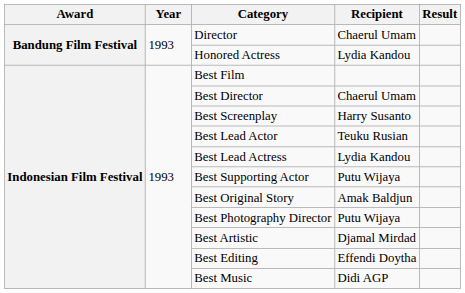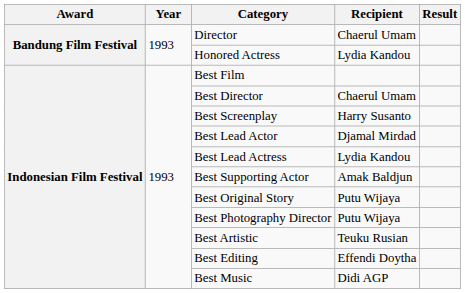(373, 136) Teuku Rusian -> (377, 136) Djamal Mirdad
(369, 177) Putu Wijaya -> (375, 177) Amak Baldjun
(375, 197) Amak Baldjun -> (369, 197) Putu Wijaya
(377, 237) Djamal Mirdad -> (373, 237) Teuku Rusian
